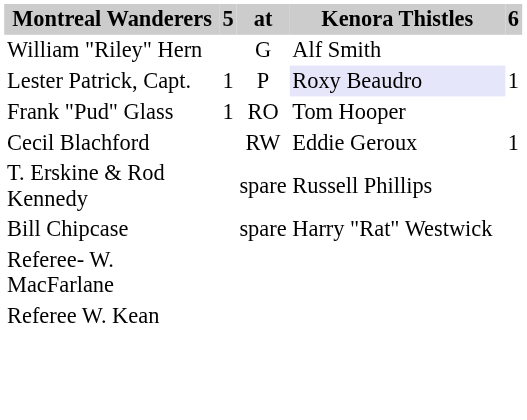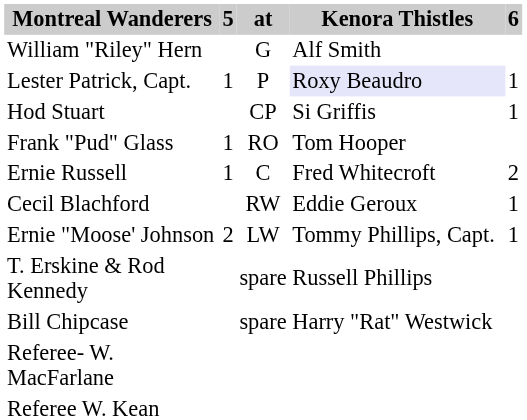+ row: (56, 111)
+ row: (67, 173)
+ row: (111, 234)
